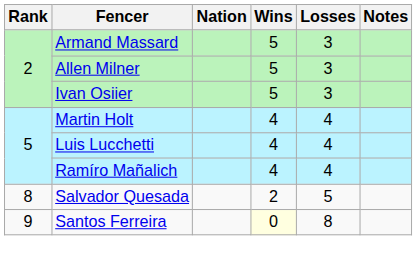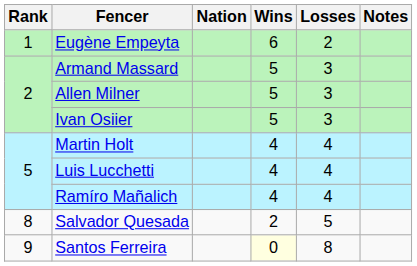+ row: (117, 42)
